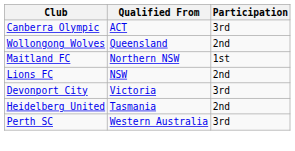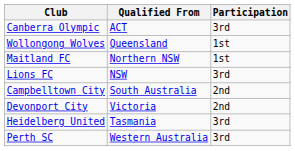(221, 44) 2nd -> (221, 44) 1st
(221, 75) 2nd -> (221, 75) 3rd
+ row: (56, 91)
(221, 91) 3rd -> (221, 106) 2nd
(221, 106) 2nd -> (221, 122) 3rd
